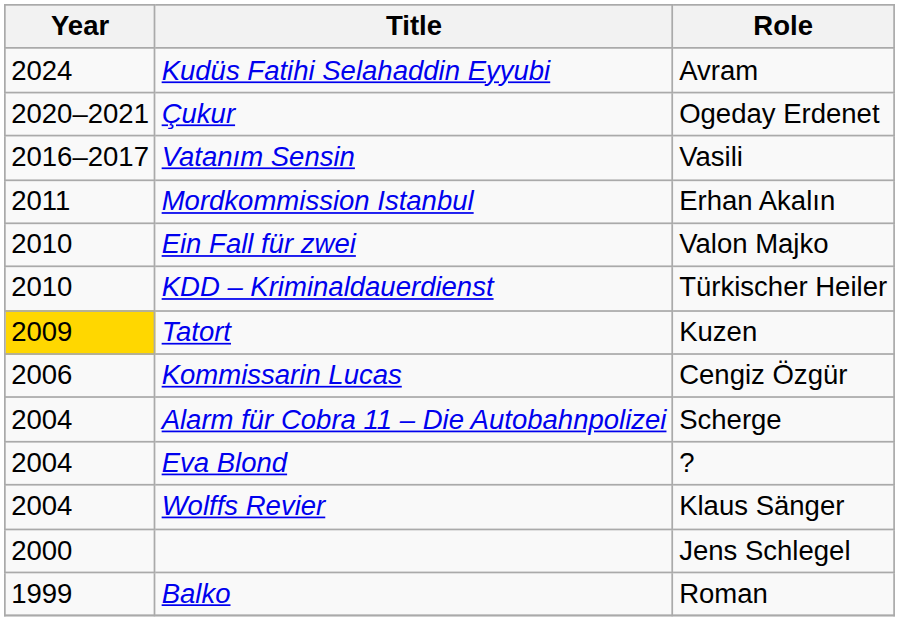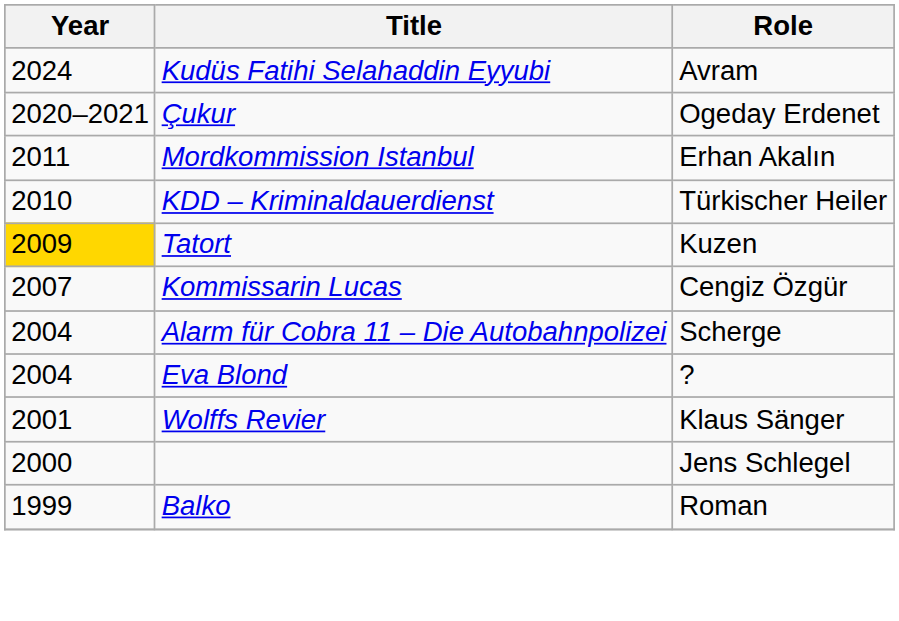- row: (258, 157)
- row: (259, 244)
(42, 375) 2006 -> (42, 288) 2007
(42, 506) 2004 -> (42, 419) 2001
